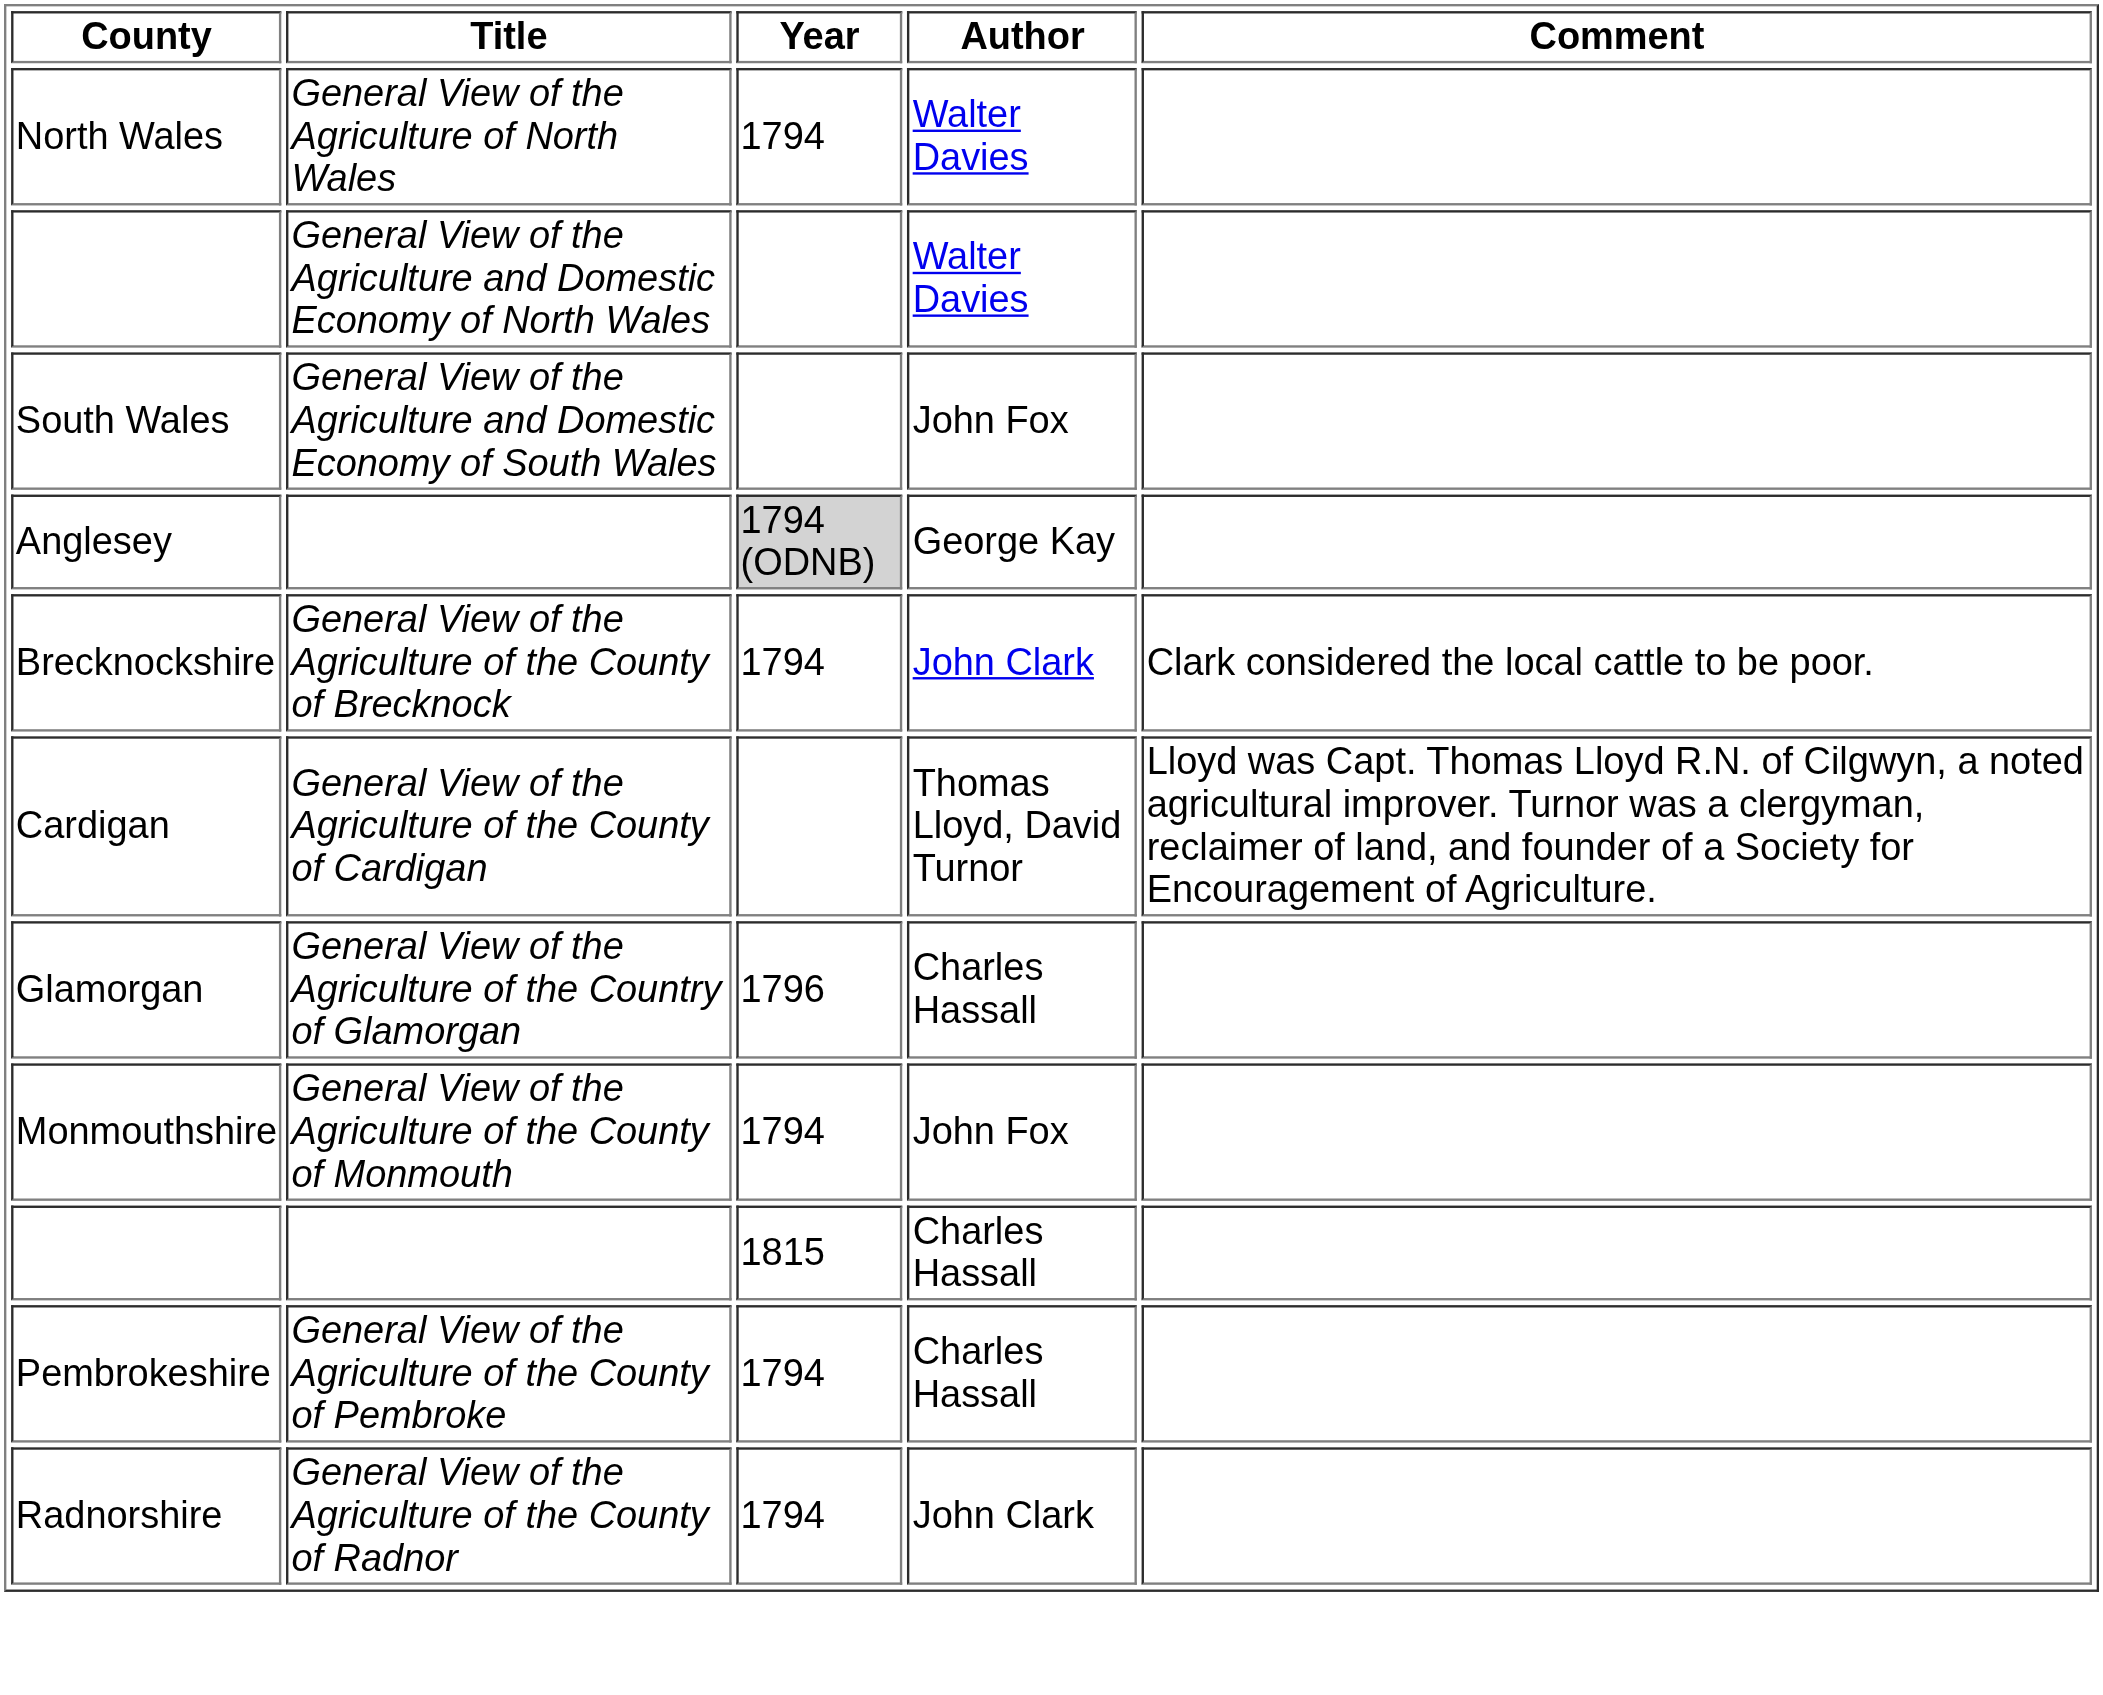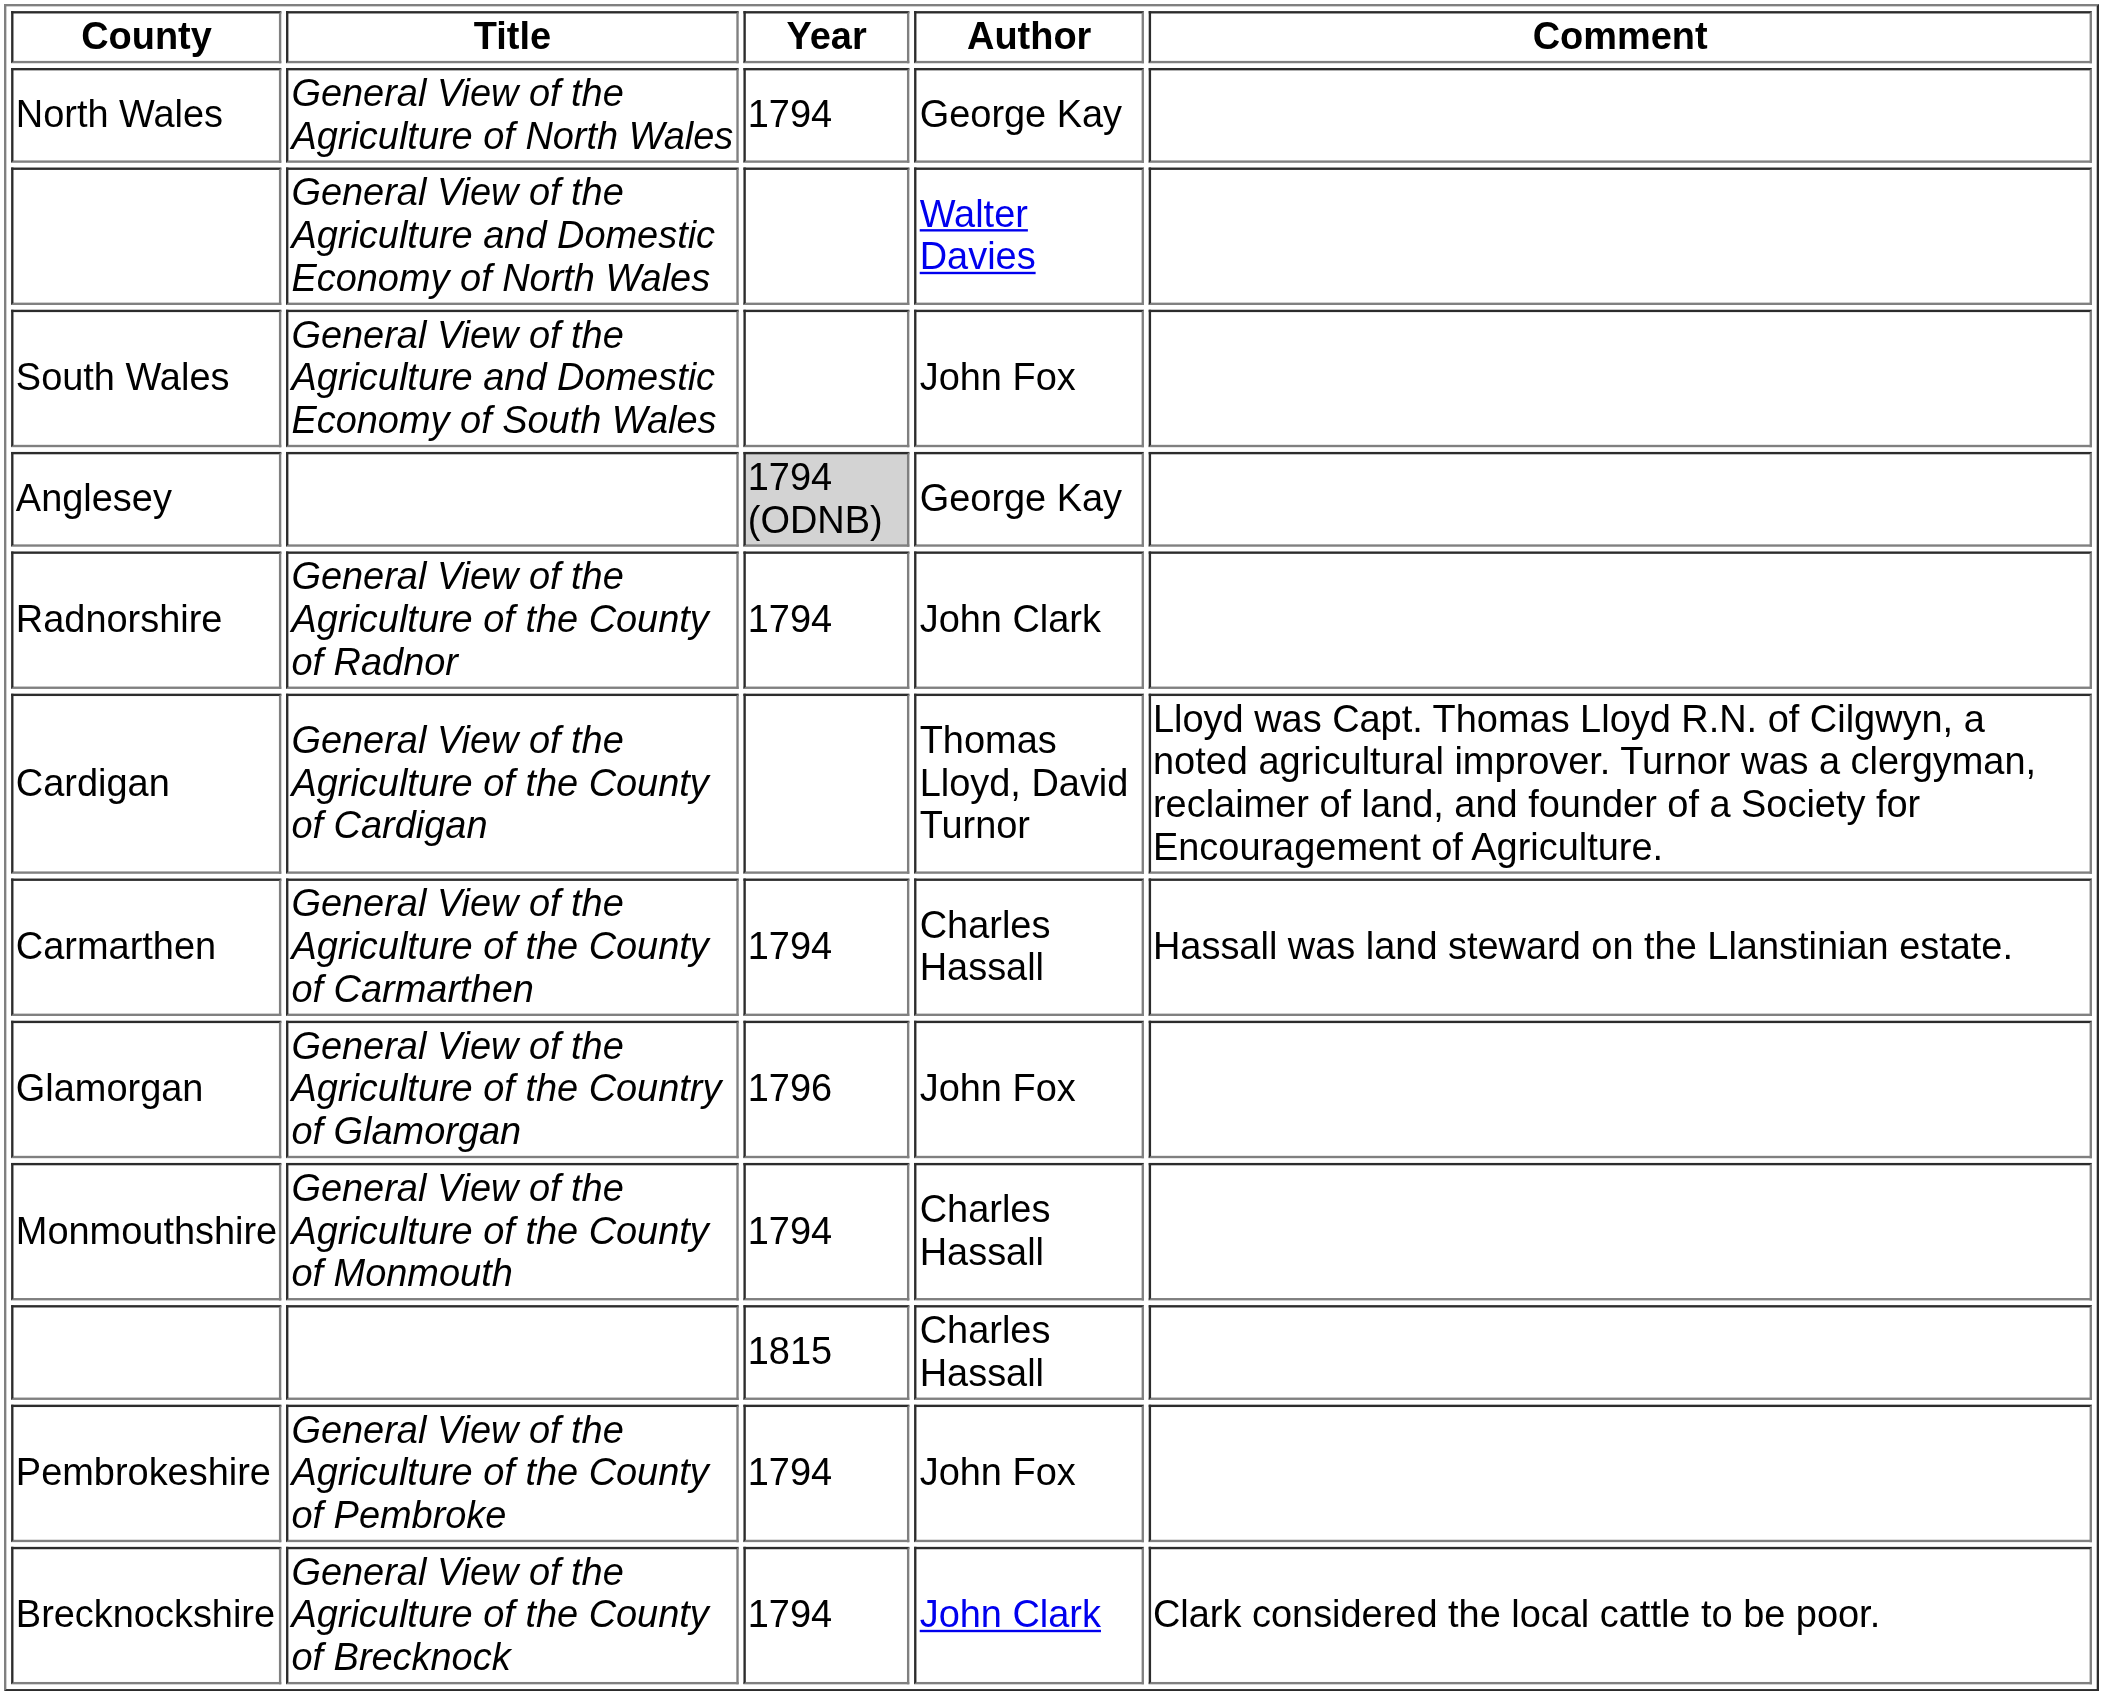(971, 136) Walter Davies -> (1021, 114) George Kay
rows swapped: (145, 662) <-> (119, 1515)
+ row: (116, 946)
(978, 989) Charles Hassall -> (998, 1088) John Fox
(991, 1131) John Fox -> (985, 1230) Charles Hassall
(978, 1373) Charles Hassall -> (998, 1472) John Fox
